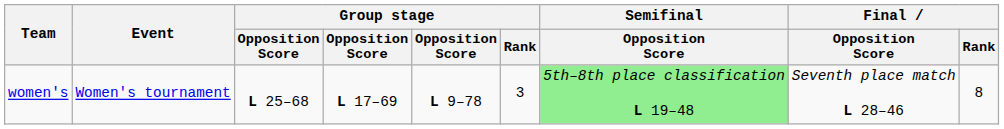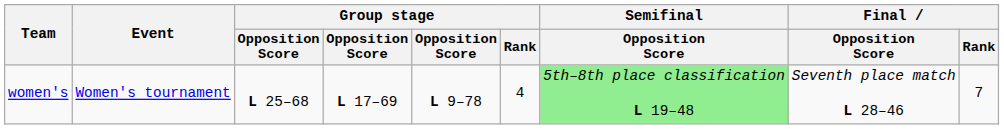(520, 94) 3 -> (520, 94) 4
(979, 94) 8 -> (979, 94) 7
